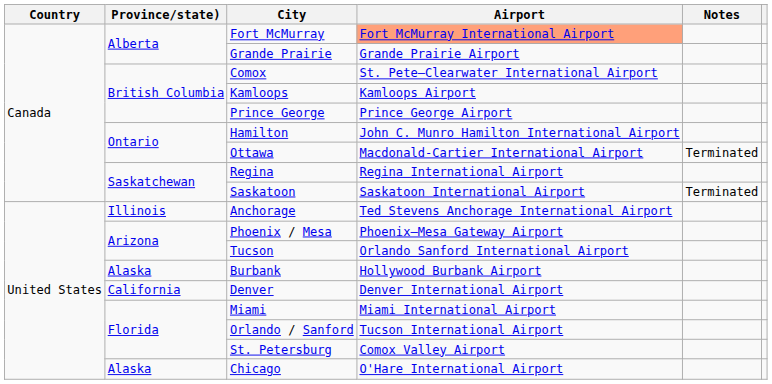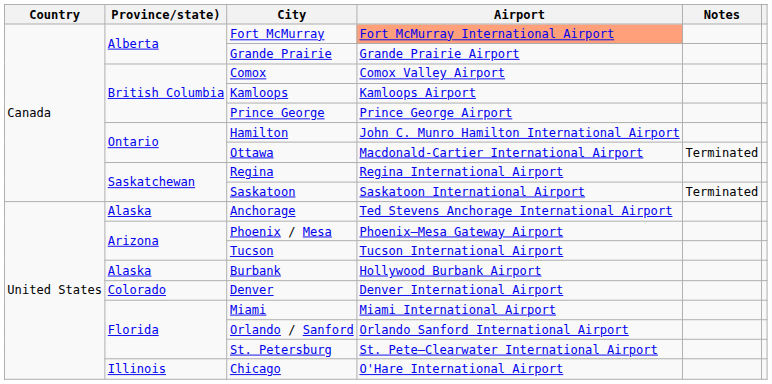(509, 73) St. Pete–Clearwater International Airport -> (432, 73) Comox Valley Airport
(137, 211) Illinois -> (130, 211) Alaska
(494, 251) Orlando Sanford International Airport -> (461, 251) Tucson International Airport
(144, 290) California -> (137, 290) Colorado
(461, 330) Tucson International Airport -> (494, 330) Orlando Sanford International Airport
(432, 349) Comox Valley Airport -> (509, 349) St. Pete–Clearwater International Airport
(130, 369) Alaska -> (137, 369) Illinois
